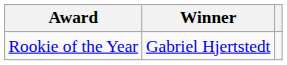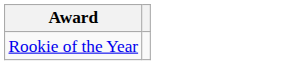- column: (208, 18)
